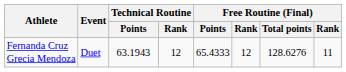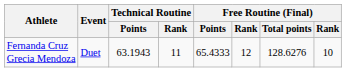(176, 52) 12 -> (176, 52) 11
(328, 52) 11 -> (328, 52) 10
